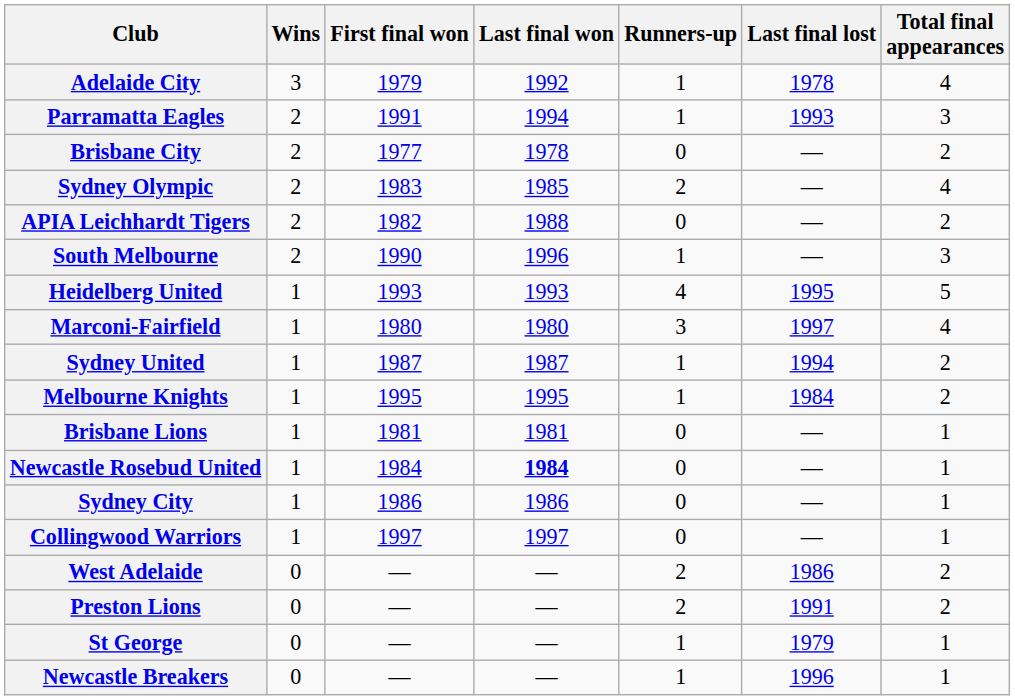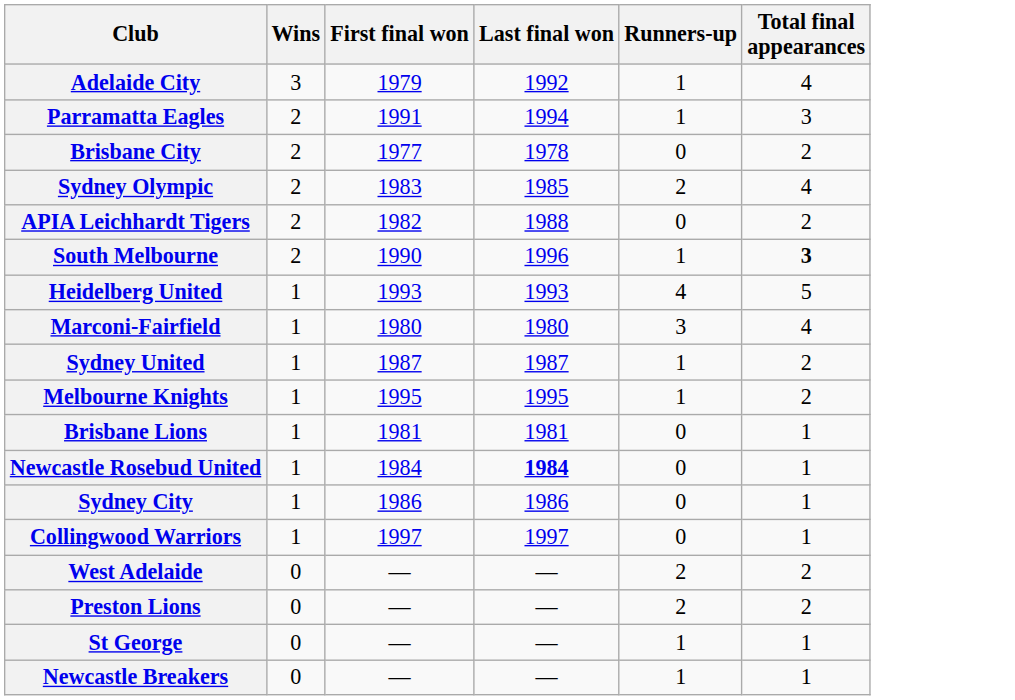- column: (812, 34)
(945, 256) normal -> (806, 256) bold
